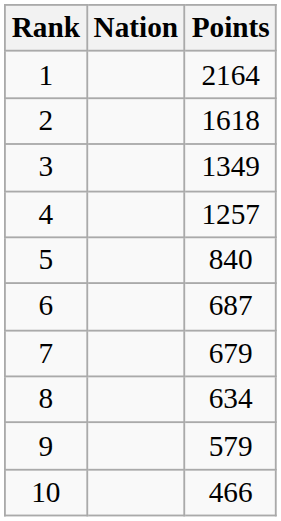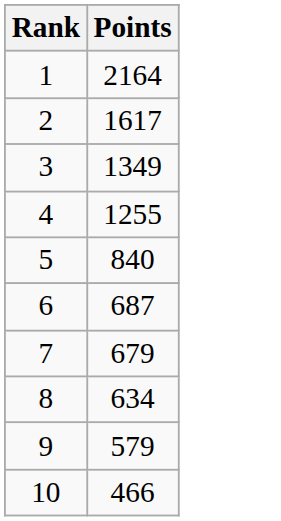- column: (136, 27)
(231, 120) 1618 -> (133, 120) 1617
(231, 213) 1257 -> (133, 213) 1255
